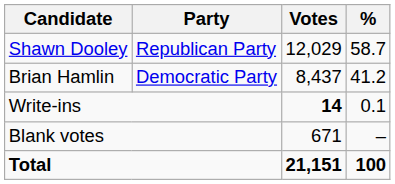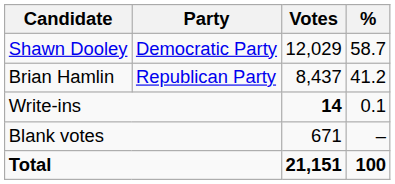(206, 48) Republican Party -> (206, 48) Democratic Party
(206, 77) Democratic Party -> (206, 77) Republican Party
